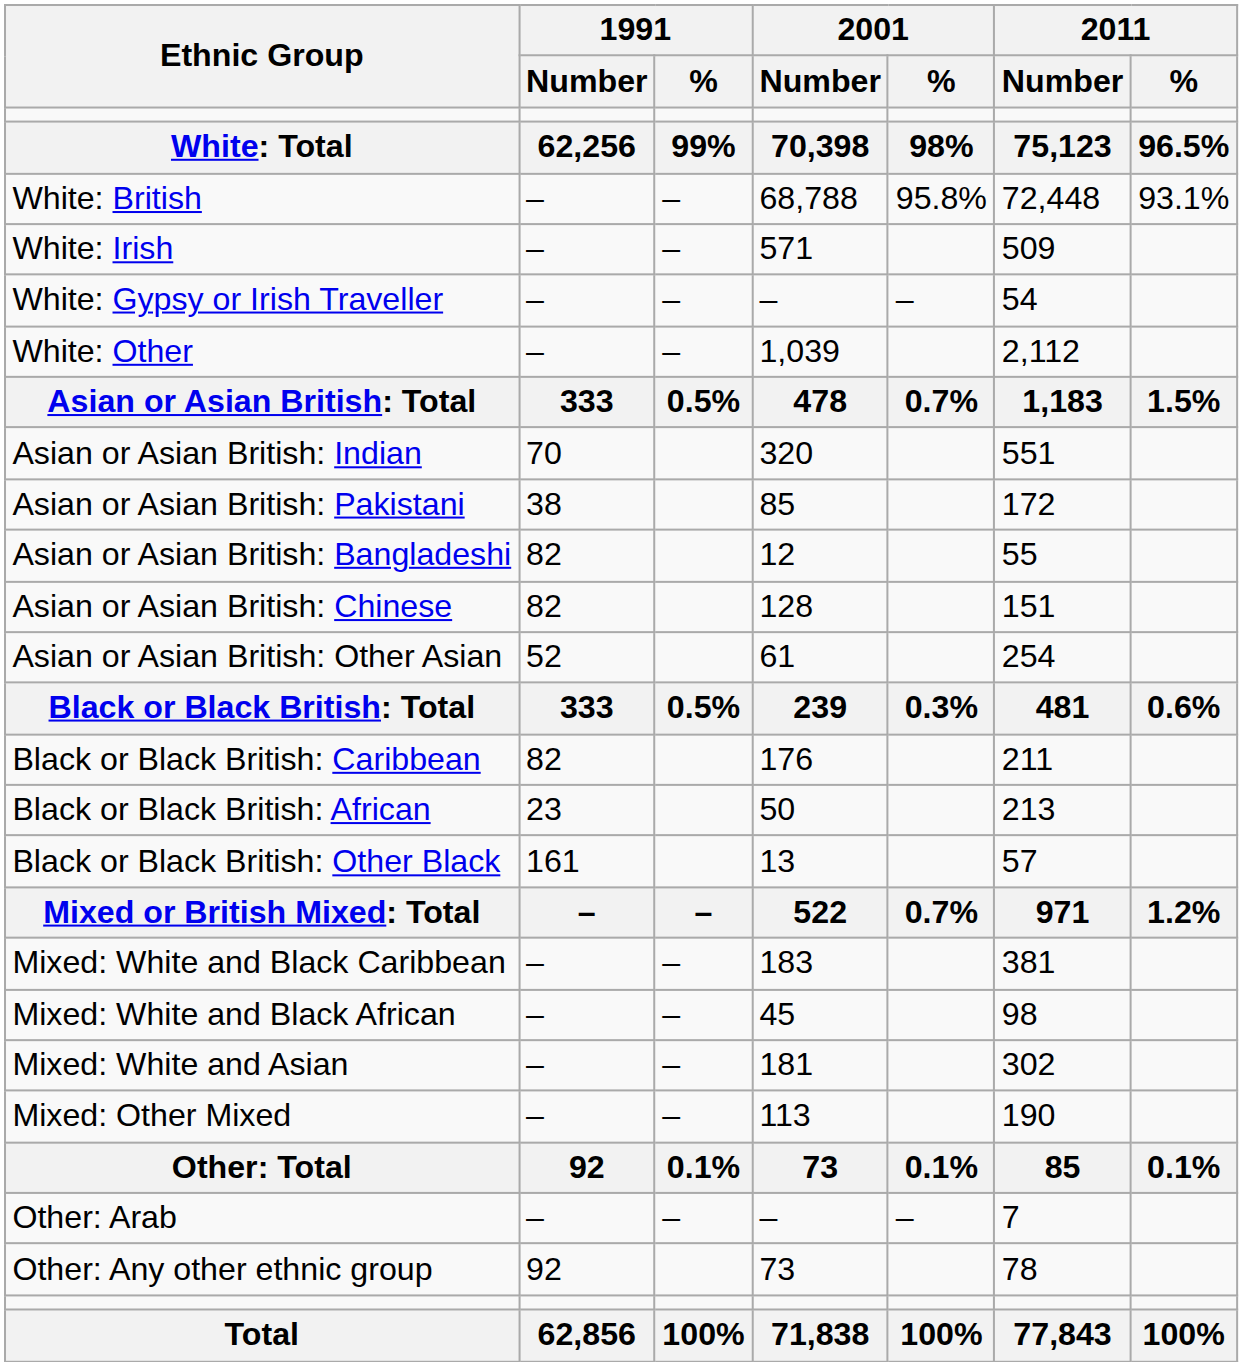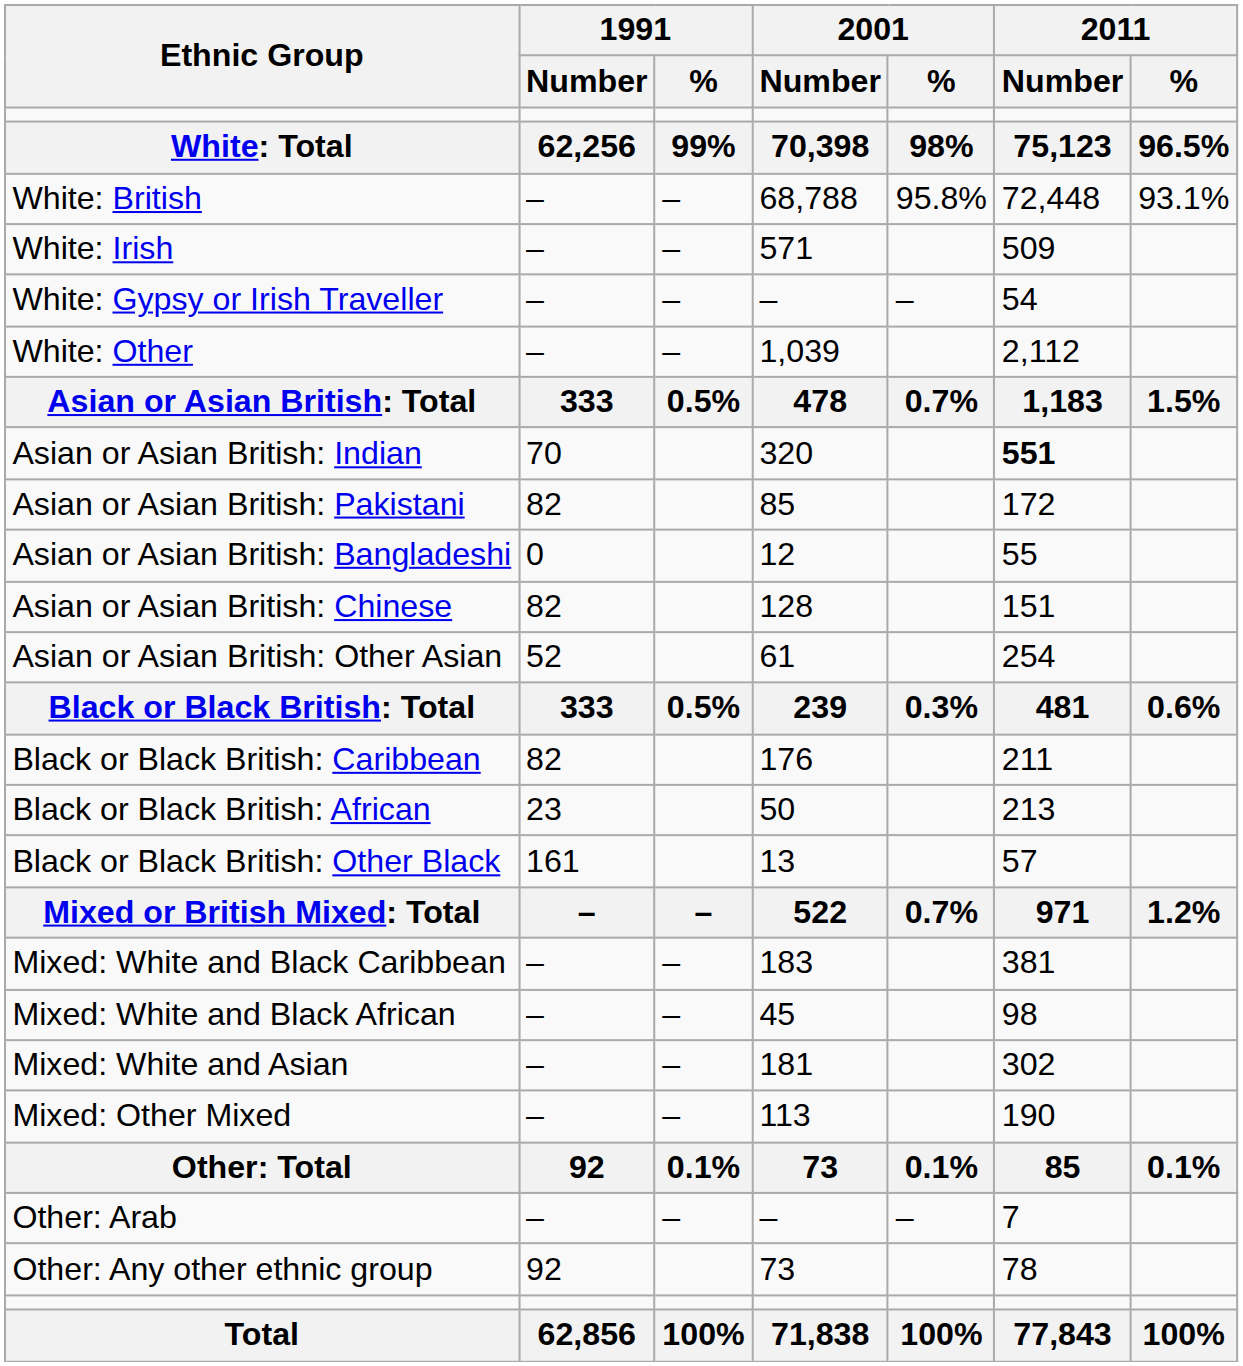(1029, 452) normal -> (1029, 452) bold
(544, 503) 38 -> (544, 503) 82
(544, 554) 82 -> (535, 554) 0
